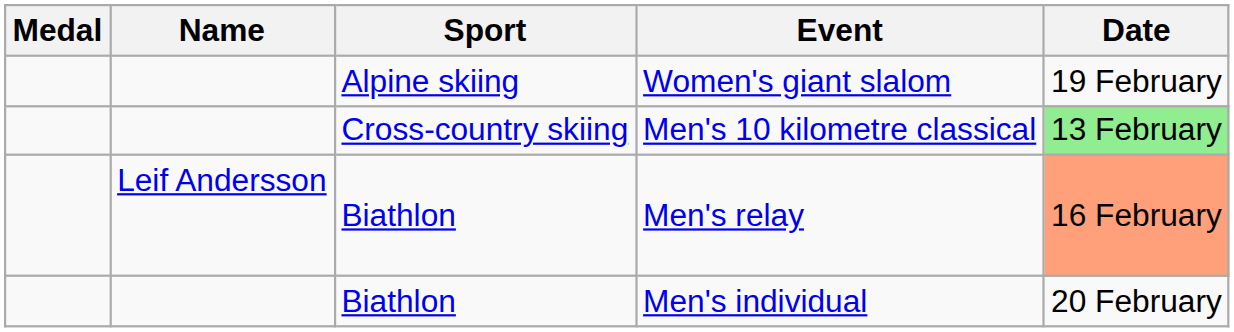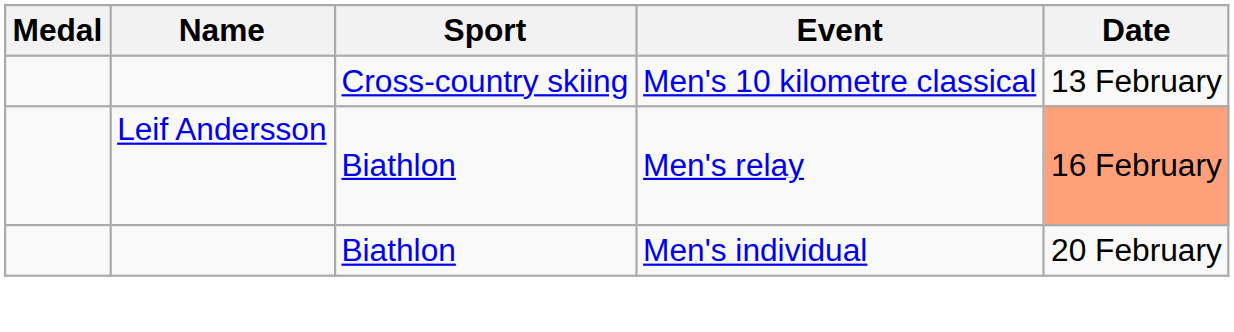- row: (797, 81)
(1136, 131) lightgreen background -> (1136, 81) no background
